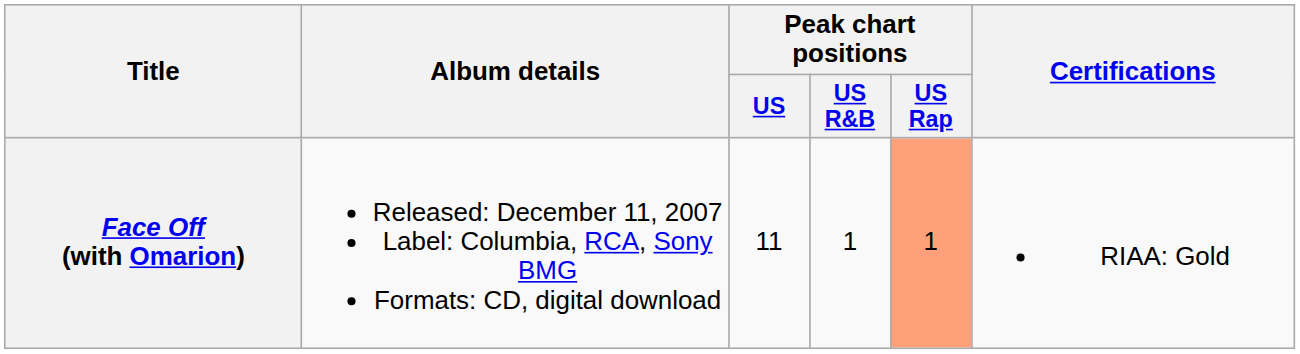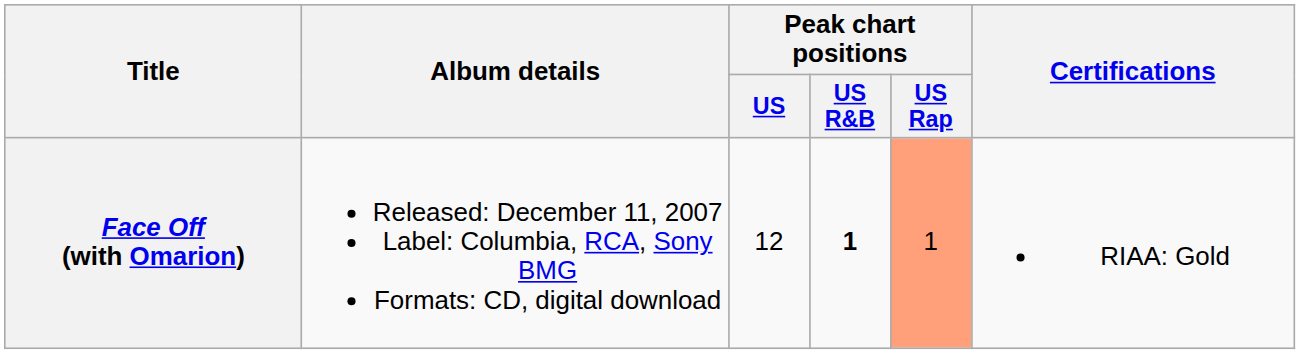(769, 242) 11 -> (769, 242) 12
(850, 242) normal -> (850, 242) bold
